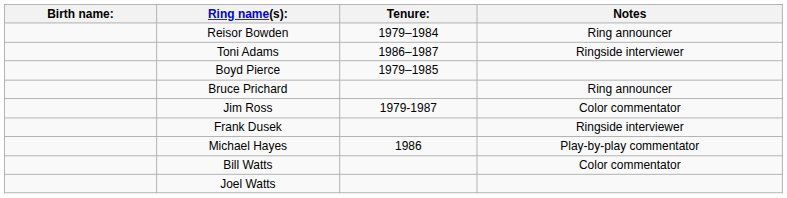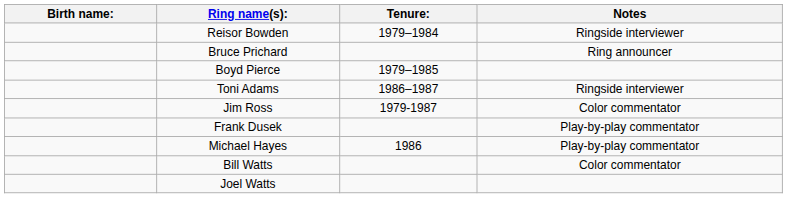(630, 32) Ring announcer -> (630, 32) Ringside interviewer
rows swapped: (248, 51) <-> (248, 89)
(630, 127) Ringside interviewer -> (630, 127) Play-by-play commentator
